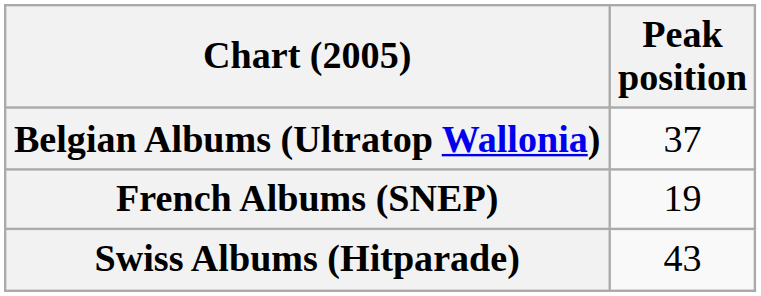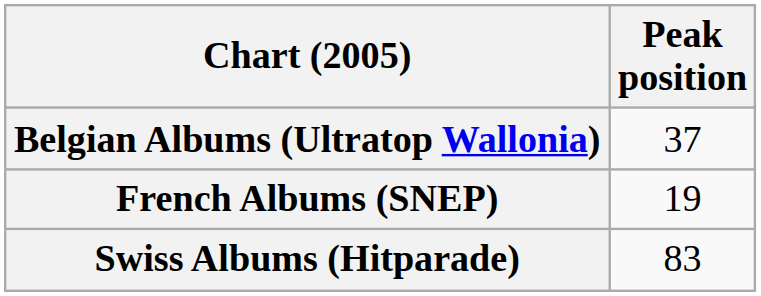(683, 258) 43 -> (683, 258) 83
